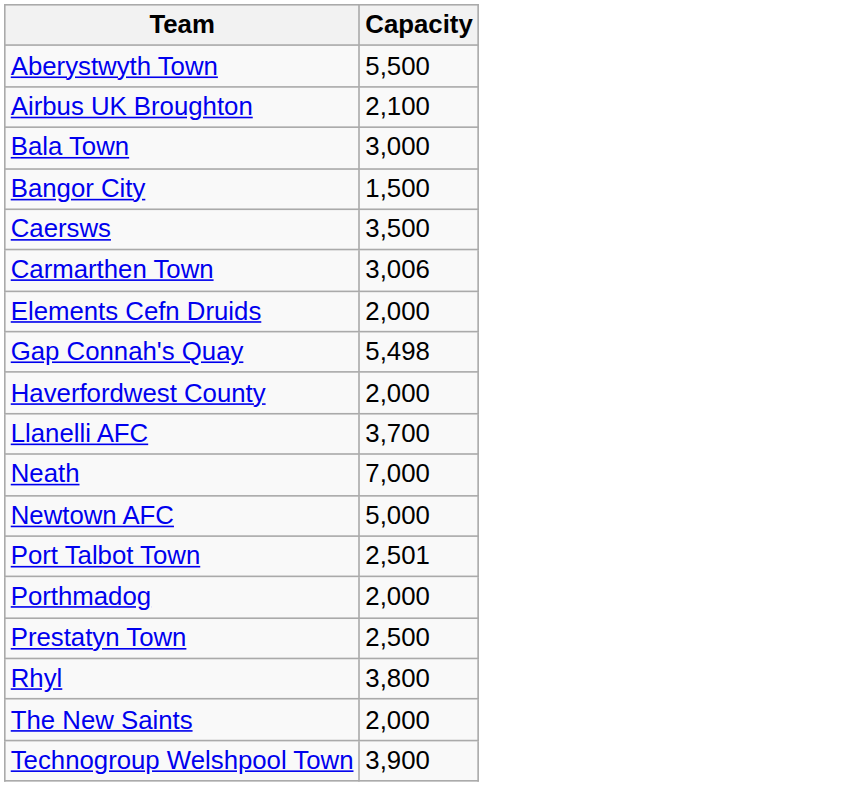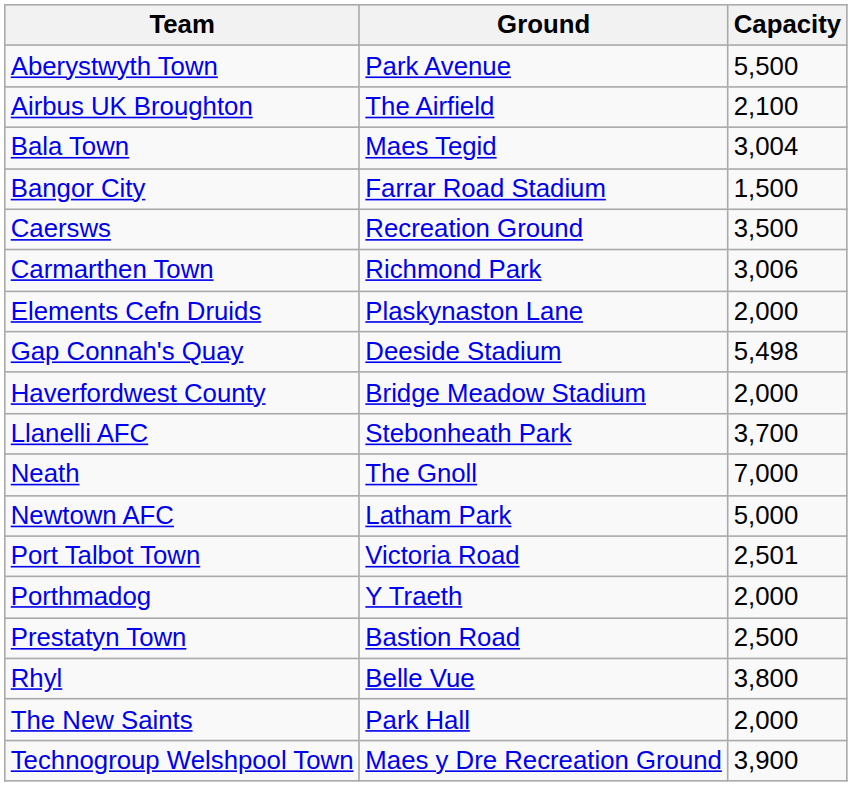+ column: (544, 24)
(398, 147) 3,000 -> (766, 147) 3,004
